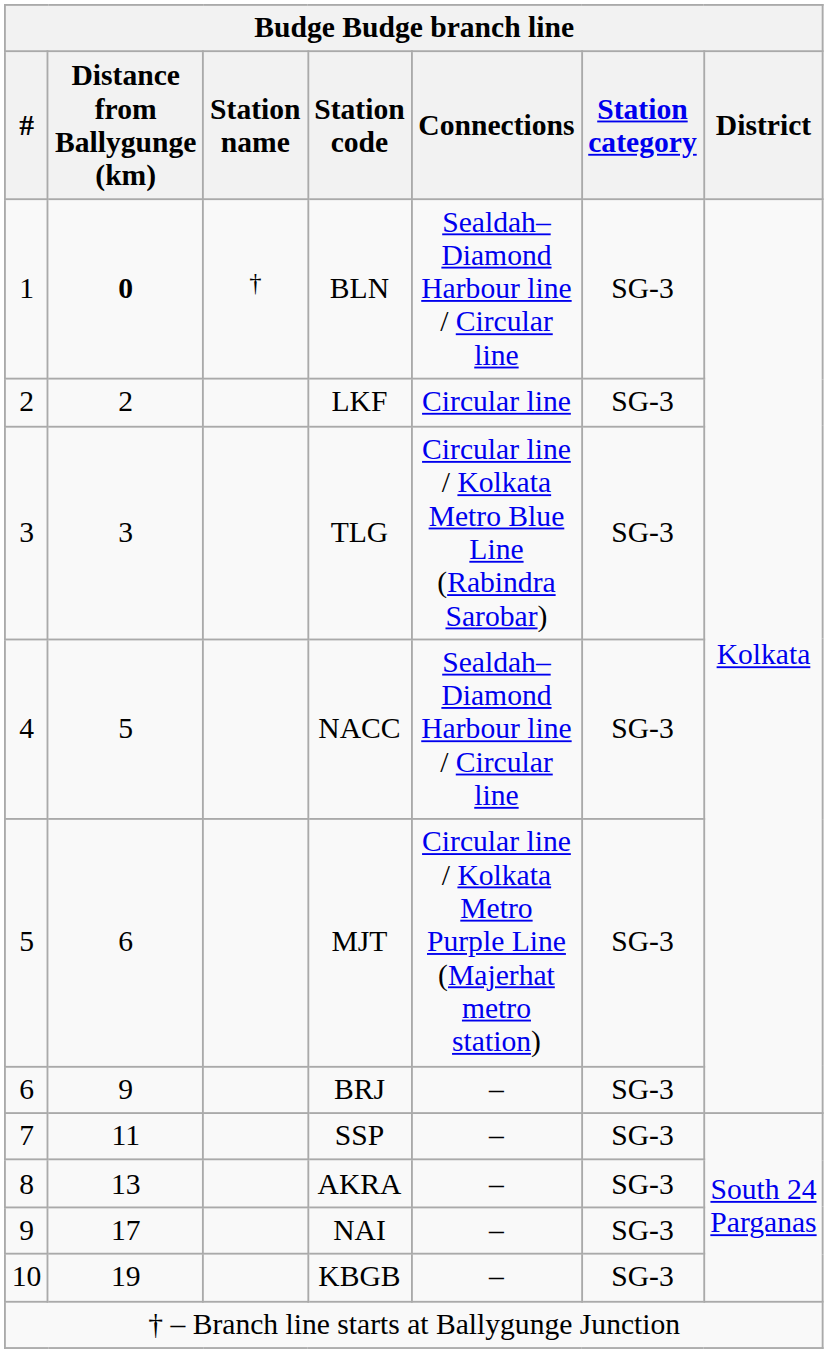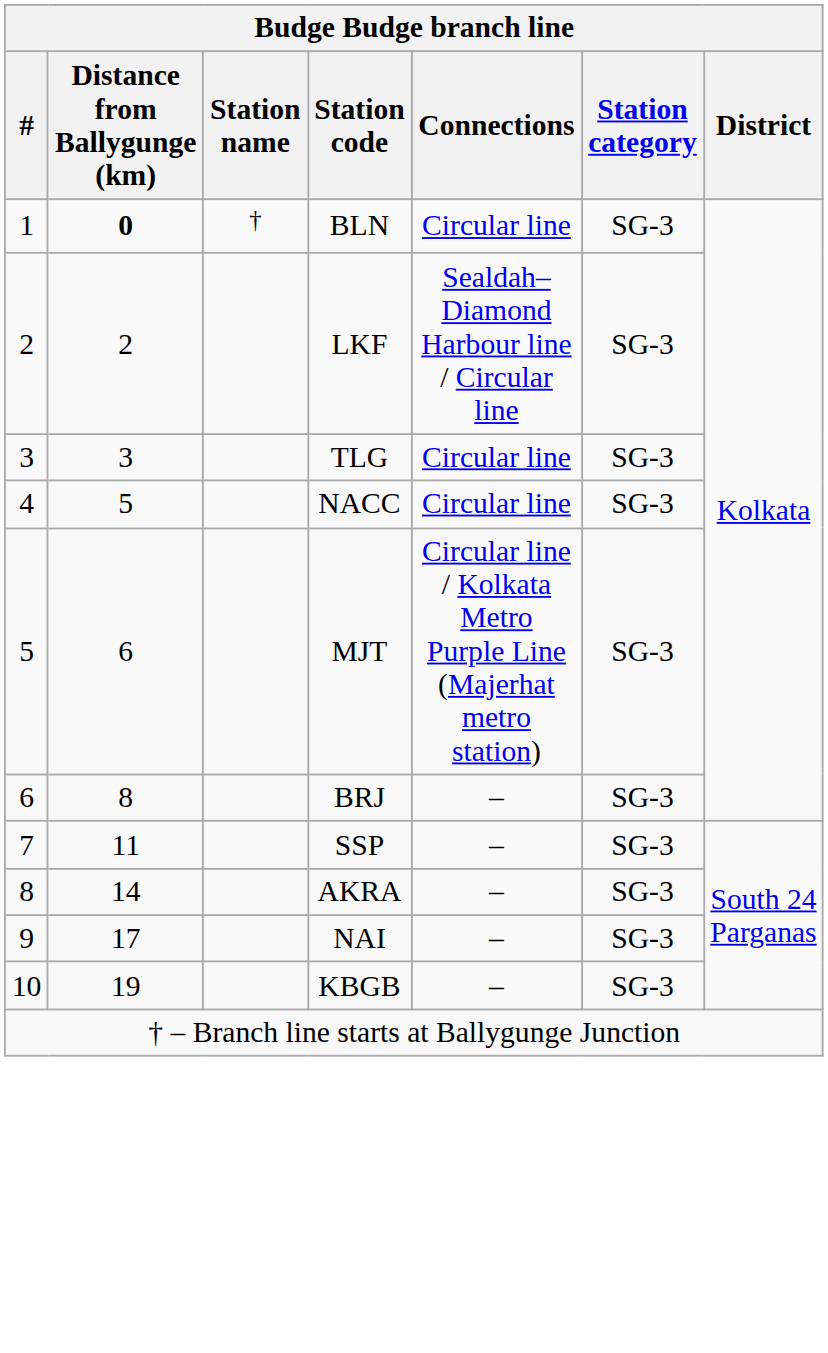(496, 288) Sealdah–Diamond Harbour line / Circular line -> (496, 225) Circular line
(496, 401) Circular line -> (496, 343) Sealdah–Diamond Harbour line / Circular line
(496, 532) Circular line / Kolkata Metro Blue Line (Rabindra Sarobar) -> (496, 456) Circular line
(496, 728) Sealdah–Diamond Harbour line / Circular line -> (496, 503) Circular line
(126, 1089) 9 -> (126, 797) 8
(126, 1183) 13 -> (126, 891) 14
